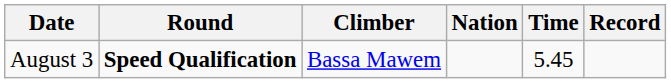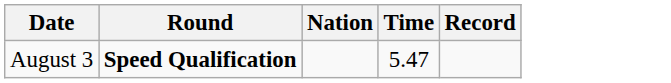- column: (374, 22)
(553, 58) 5.45 -> (409, 58) 5.47
